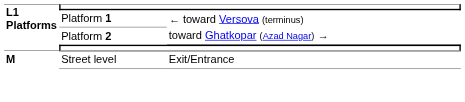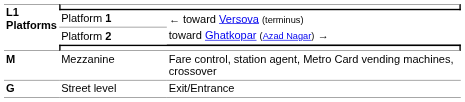+ row: (88, 59)
(11, 59) M -> (10, 89) G
